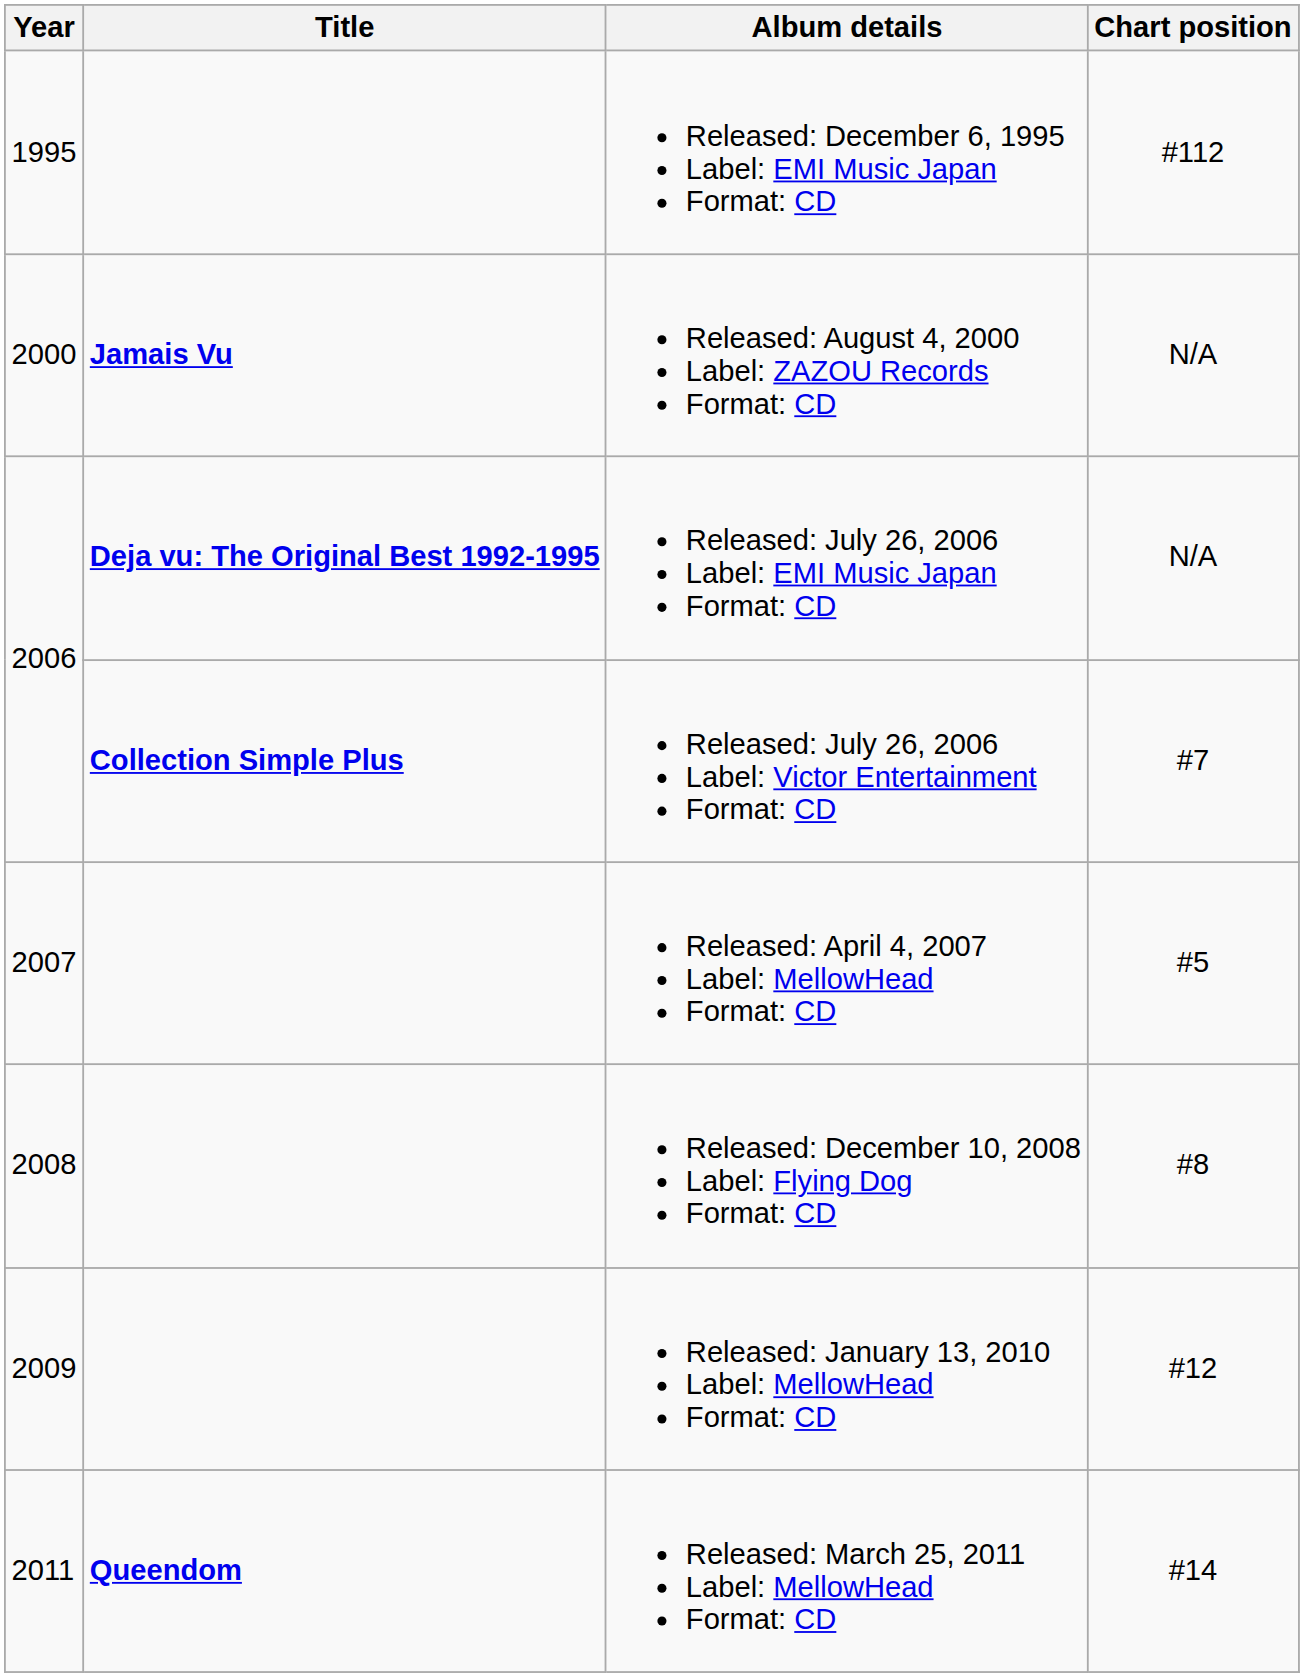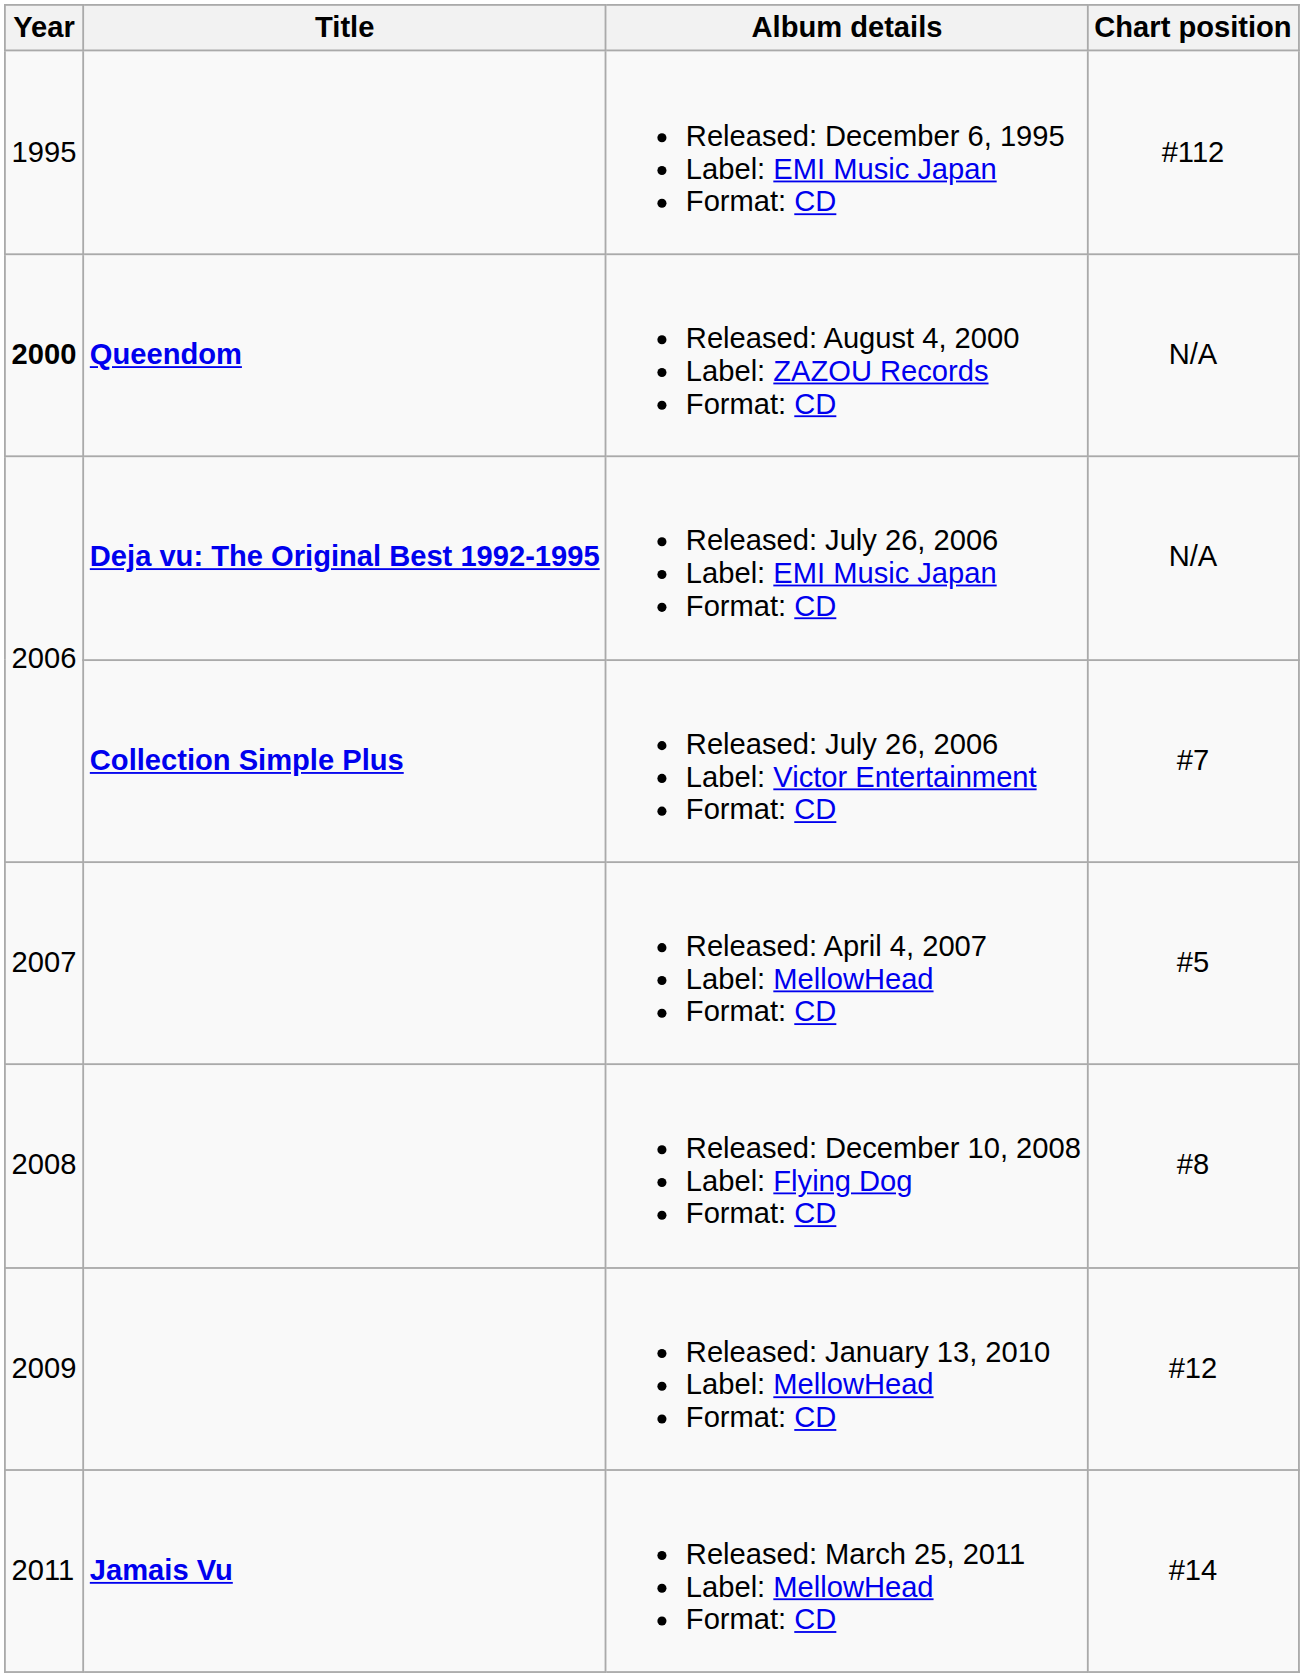(44, 354) normal -> (44, 354) bold
(161, 354) Jamais Vu -> (166, 354) Queendom
(166, 1570) Queendom -> (161, 1570) Jamais Vu
